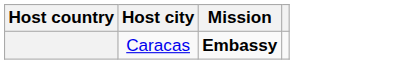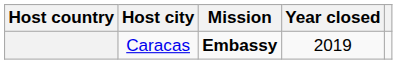+ column: (333, 18)
